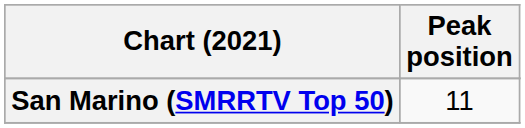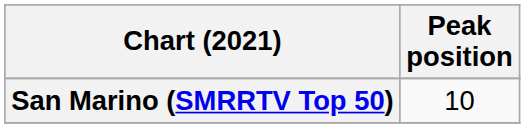(460, 100) 11 -> (460, 100) 10
